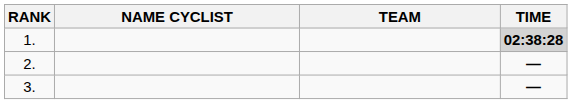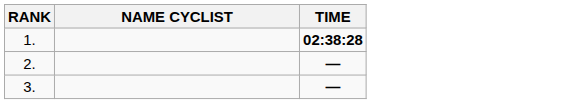- column: (400, 16)
(533, 40) lightgrey background -> (333, 40) no background
